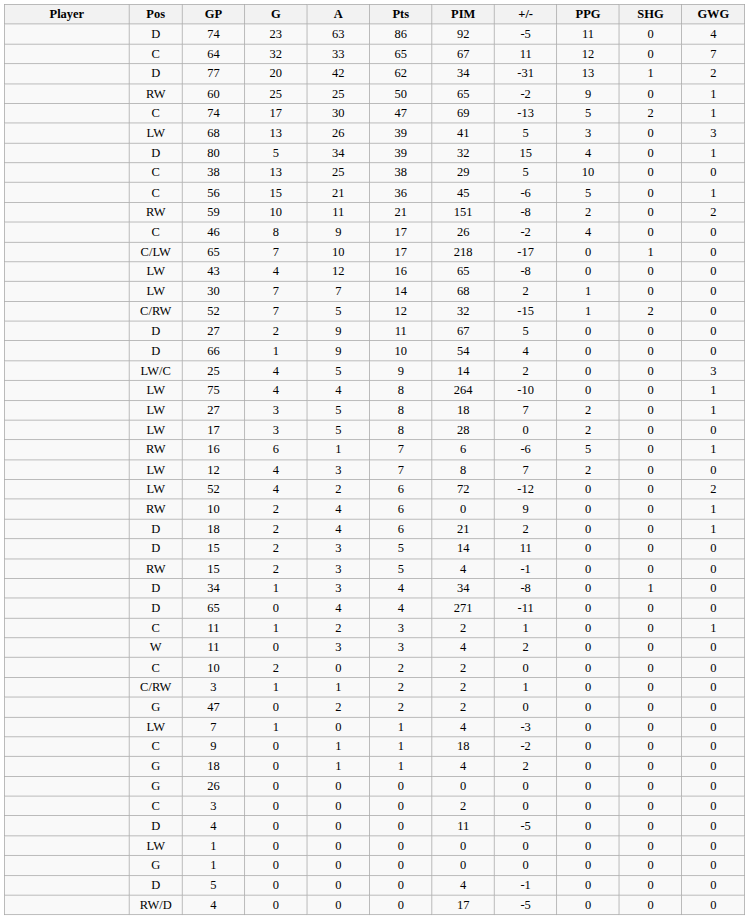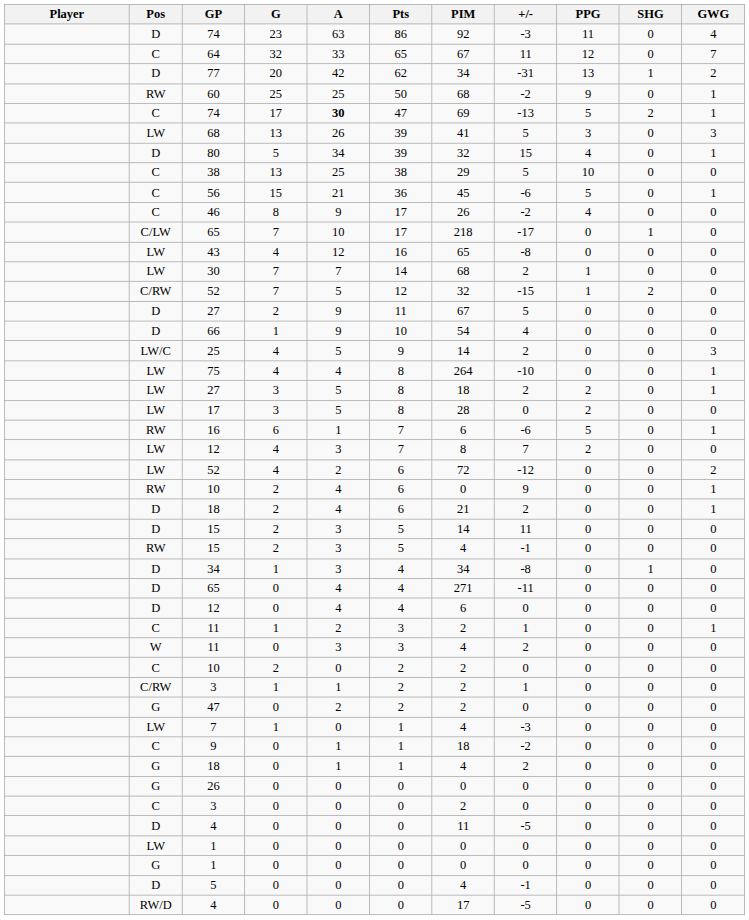(526, 34) -5 -> (526, 34) -3
(463, 93) 65 -> (463, 93) 68
(338, 113) normal -> (338, 113) bold
- row: (156, 212)
(526, 410) 7 -> (526, 390) 2
+ row: (156, 608)
